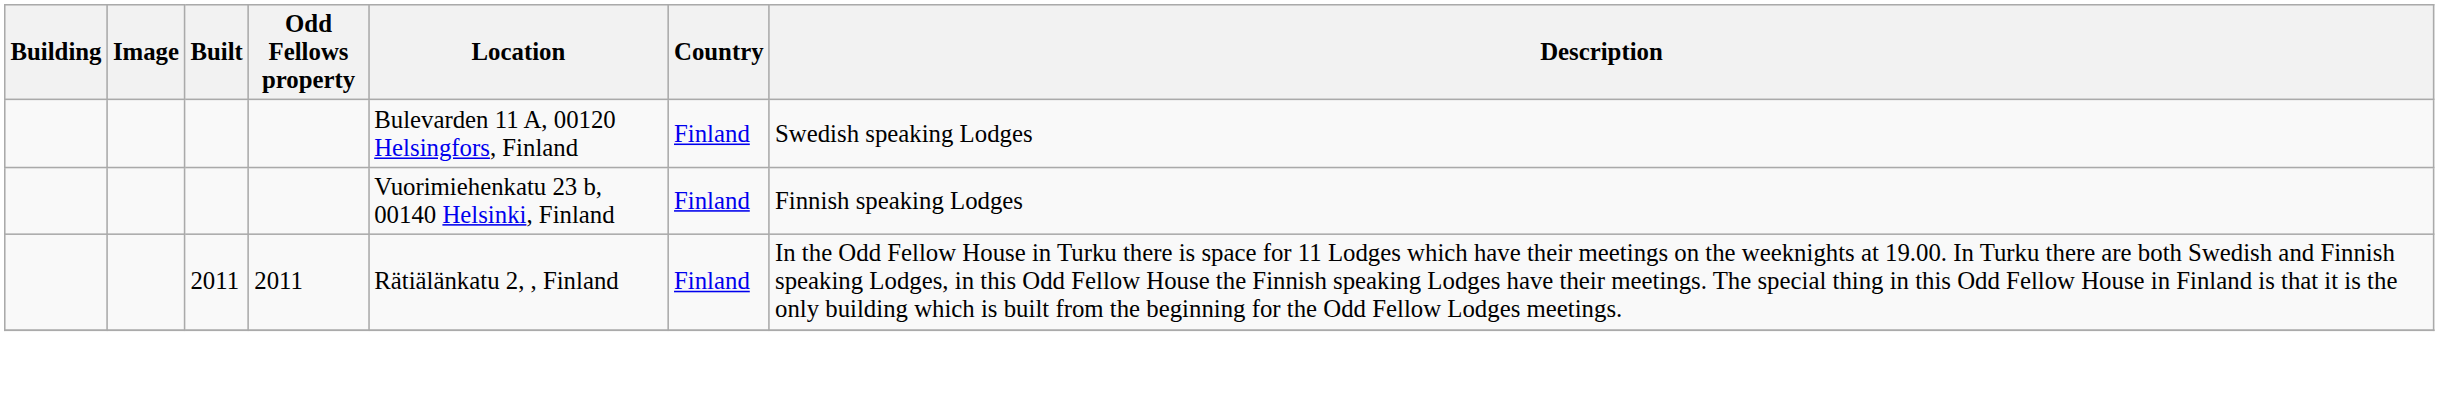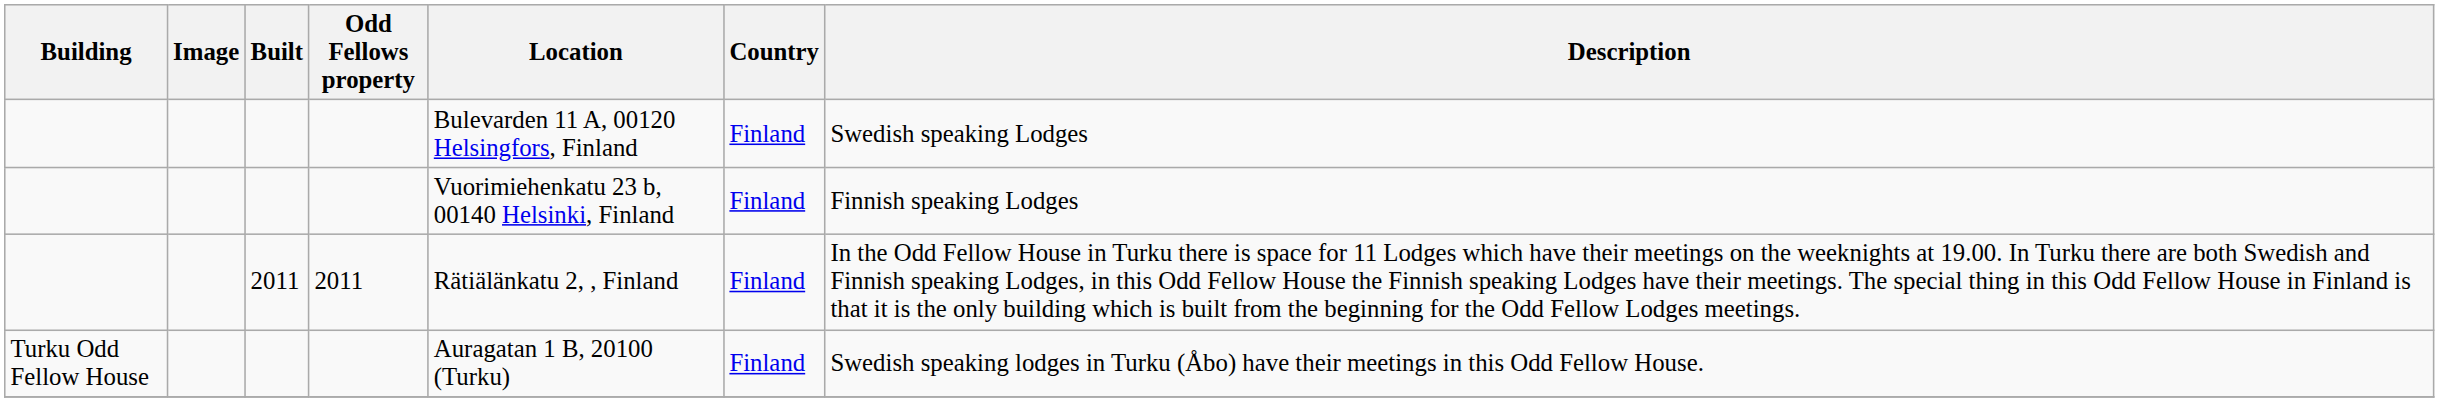+ row: (80, 362)
